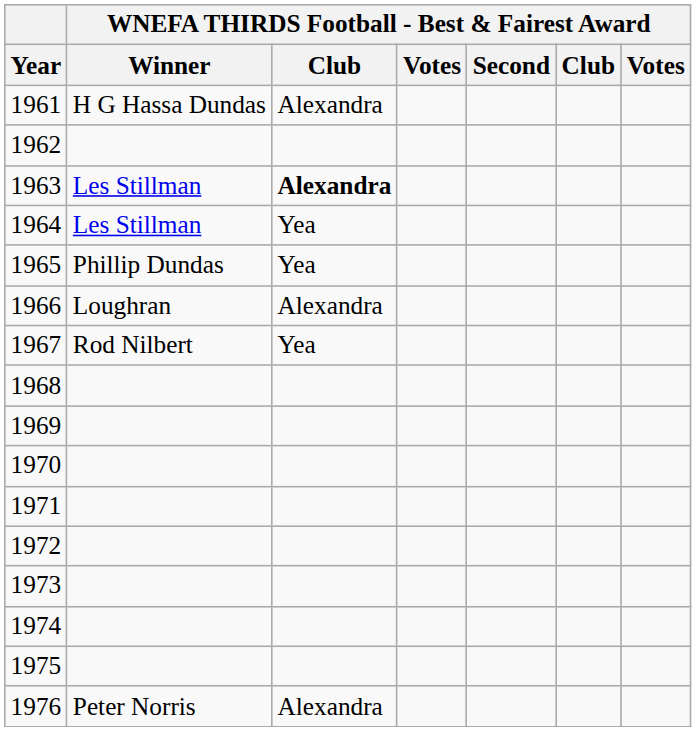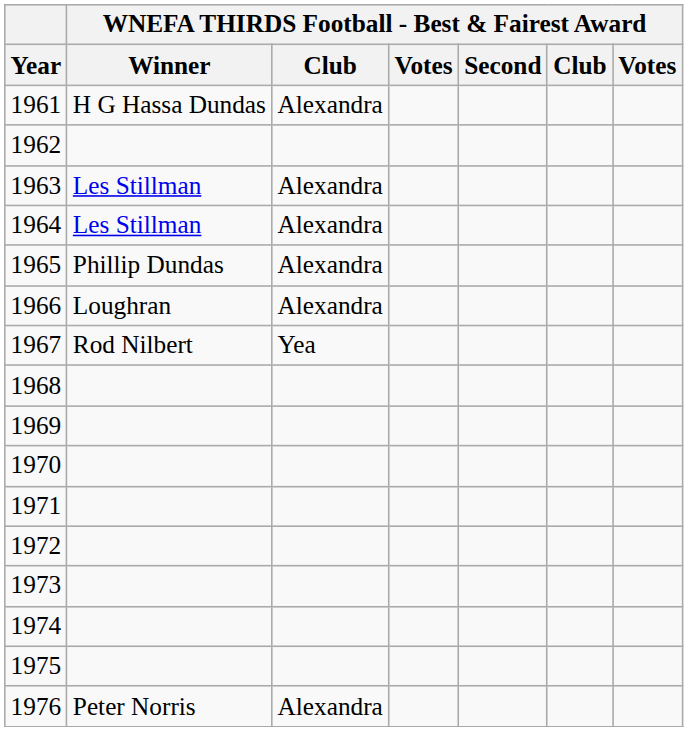(334, 184) bold -> (330, 184) normal
(297, 225) Yea -> (330, 225) Alexandra
(297, 265) Yea -> (330, 265) Alexandra
